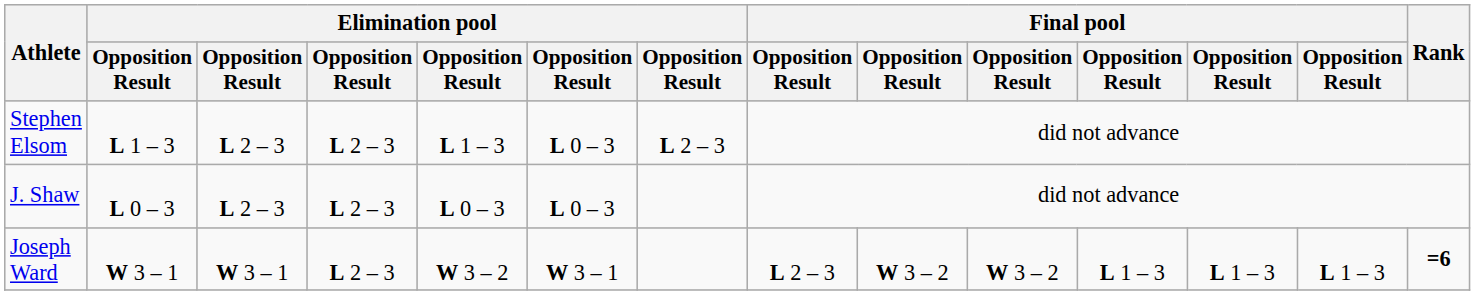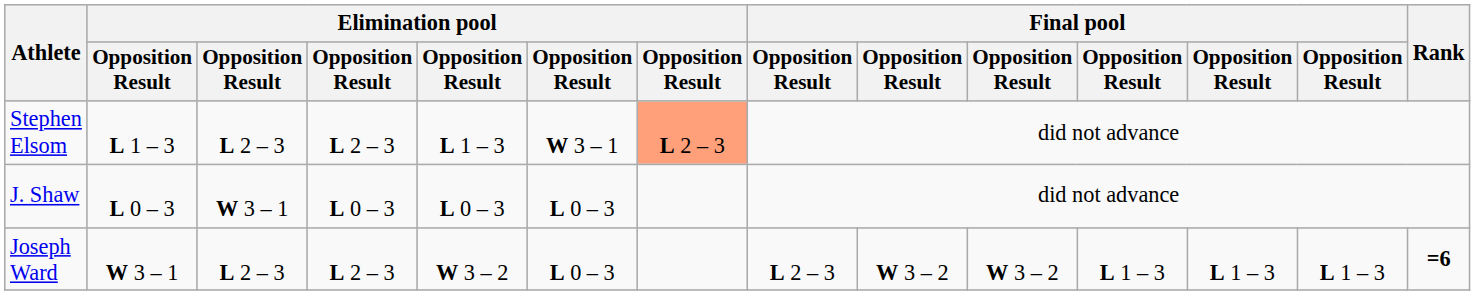(582, 146) L 0 – 3 -> (582, 146) W 3 – 1
(692, 146) no background -> (692, 146) lightsalmon background
(252, 209) L 2 – 3 -> (252, 209) W 3 – 1
(362, 209) L 2 – 3 -> (362, 209) L 0 – 3
(252, 272) W 3 – 1 -> (252, 272) L 2 – 3
(582, 272) W 3 – 1 -> (582, 272) L 0 – 3
